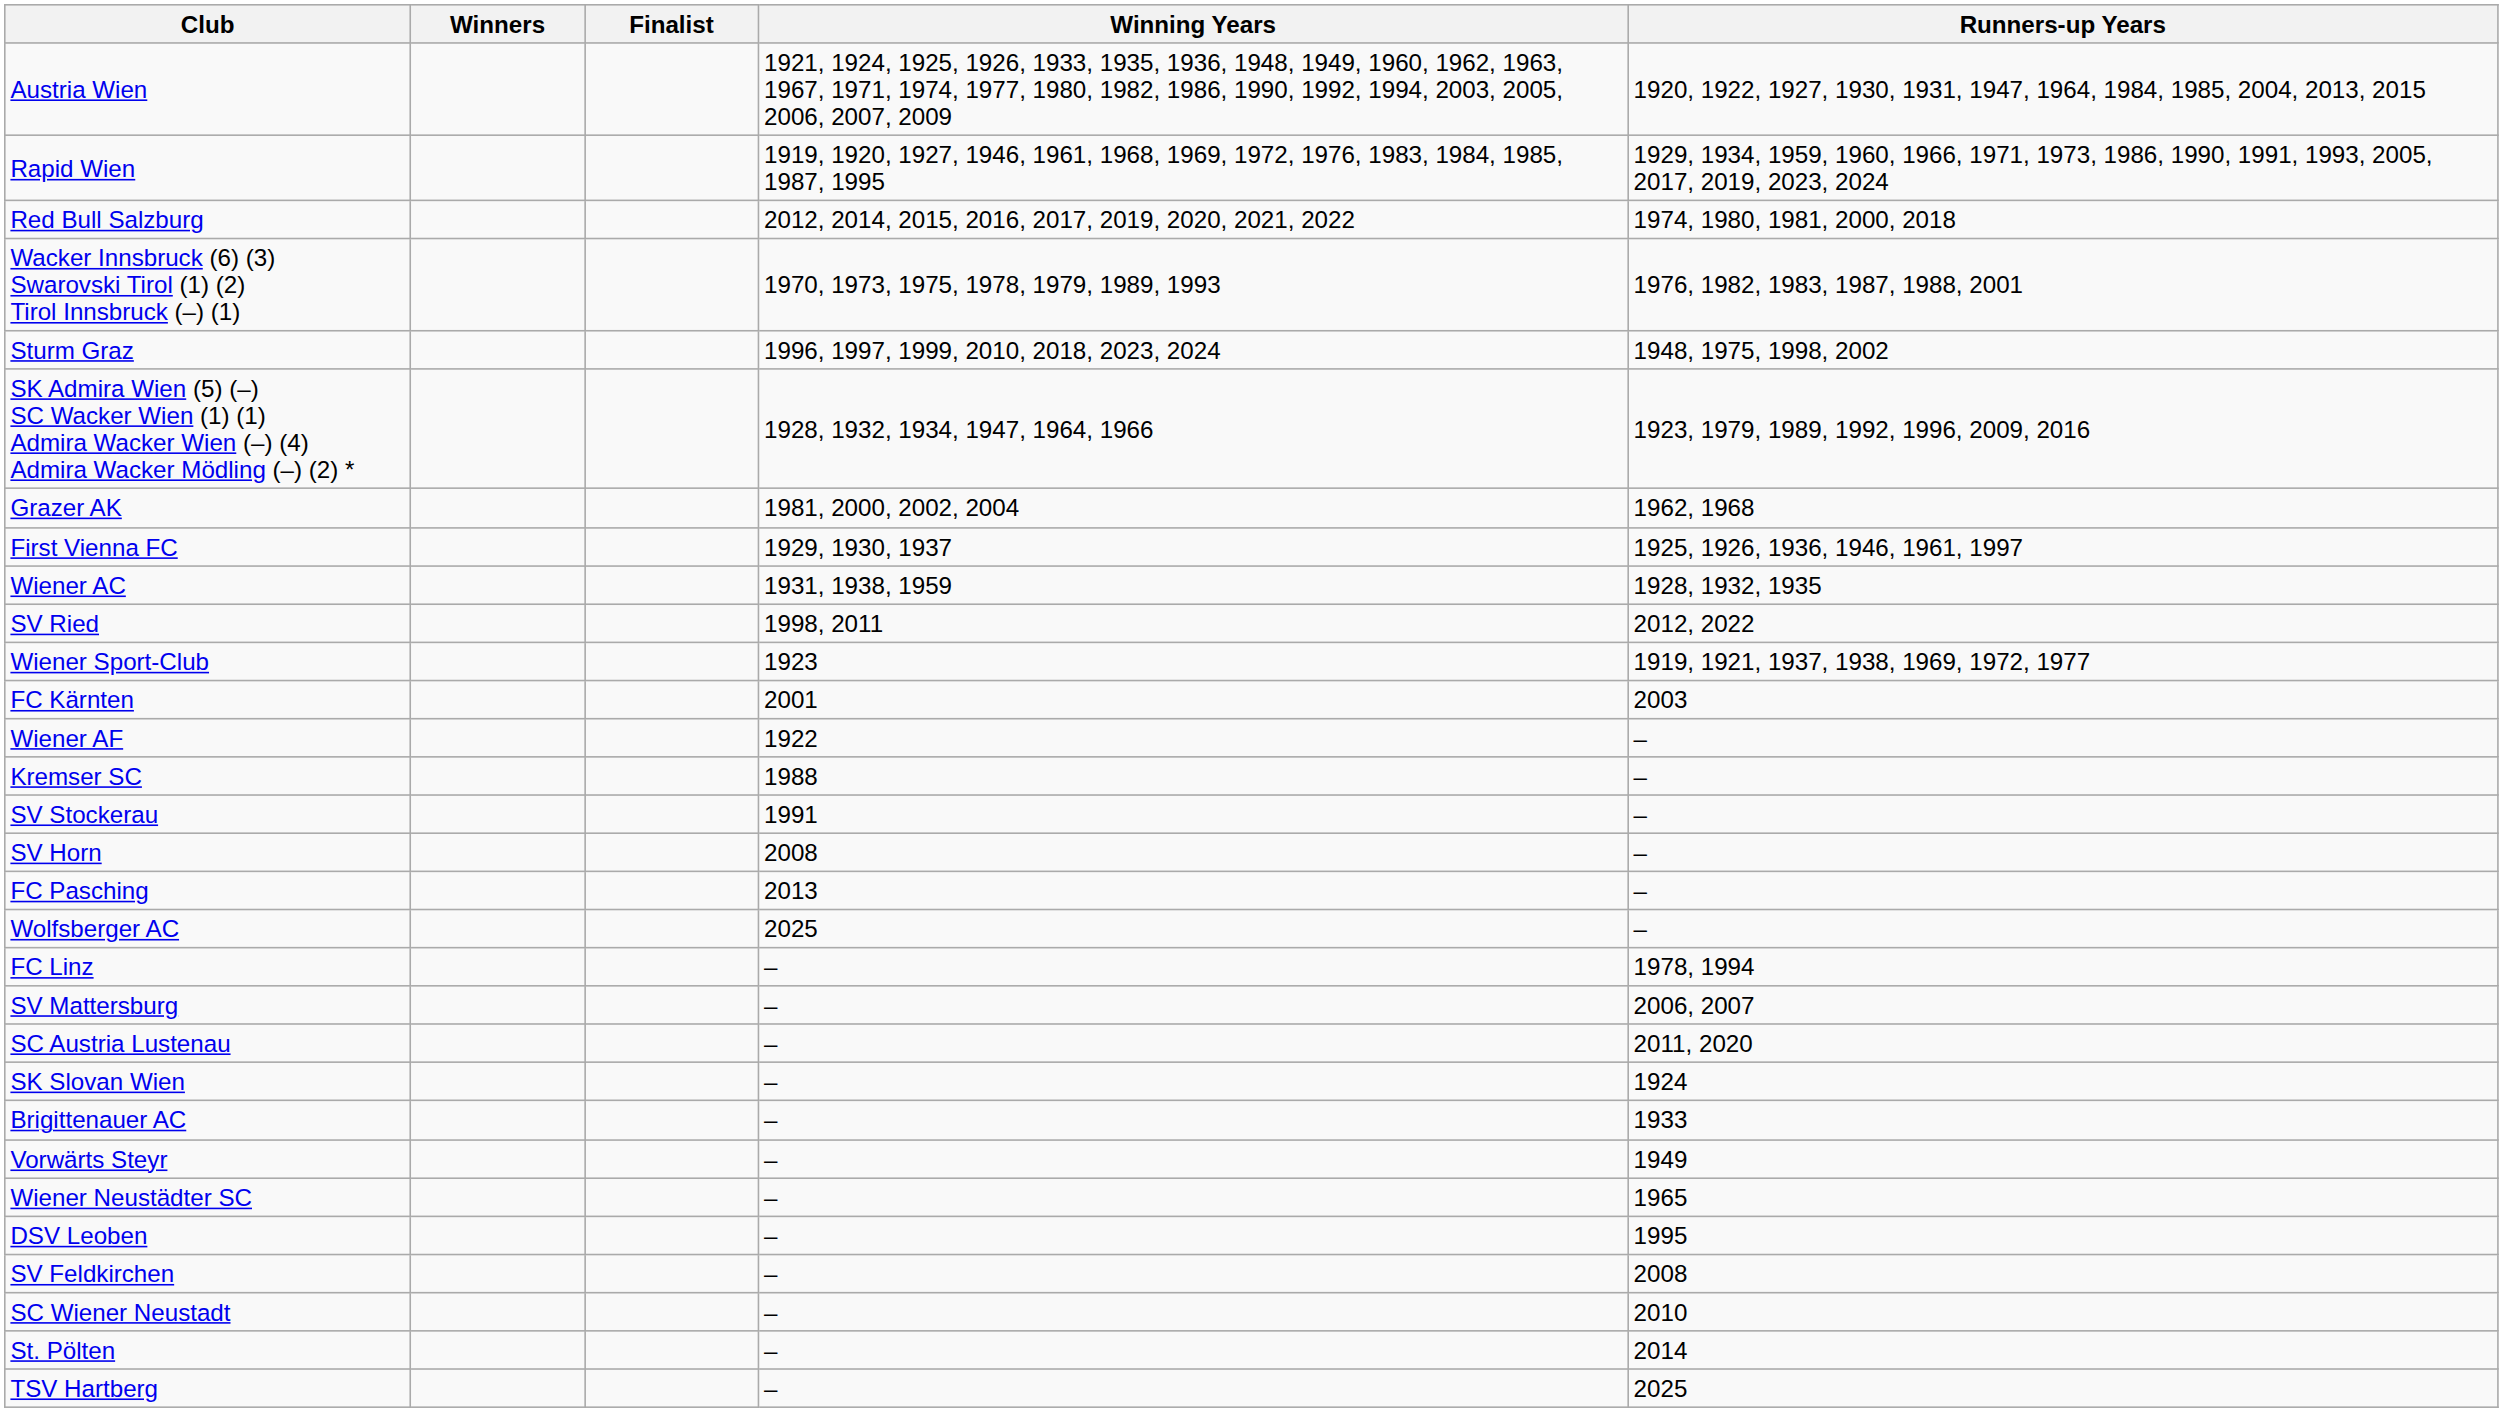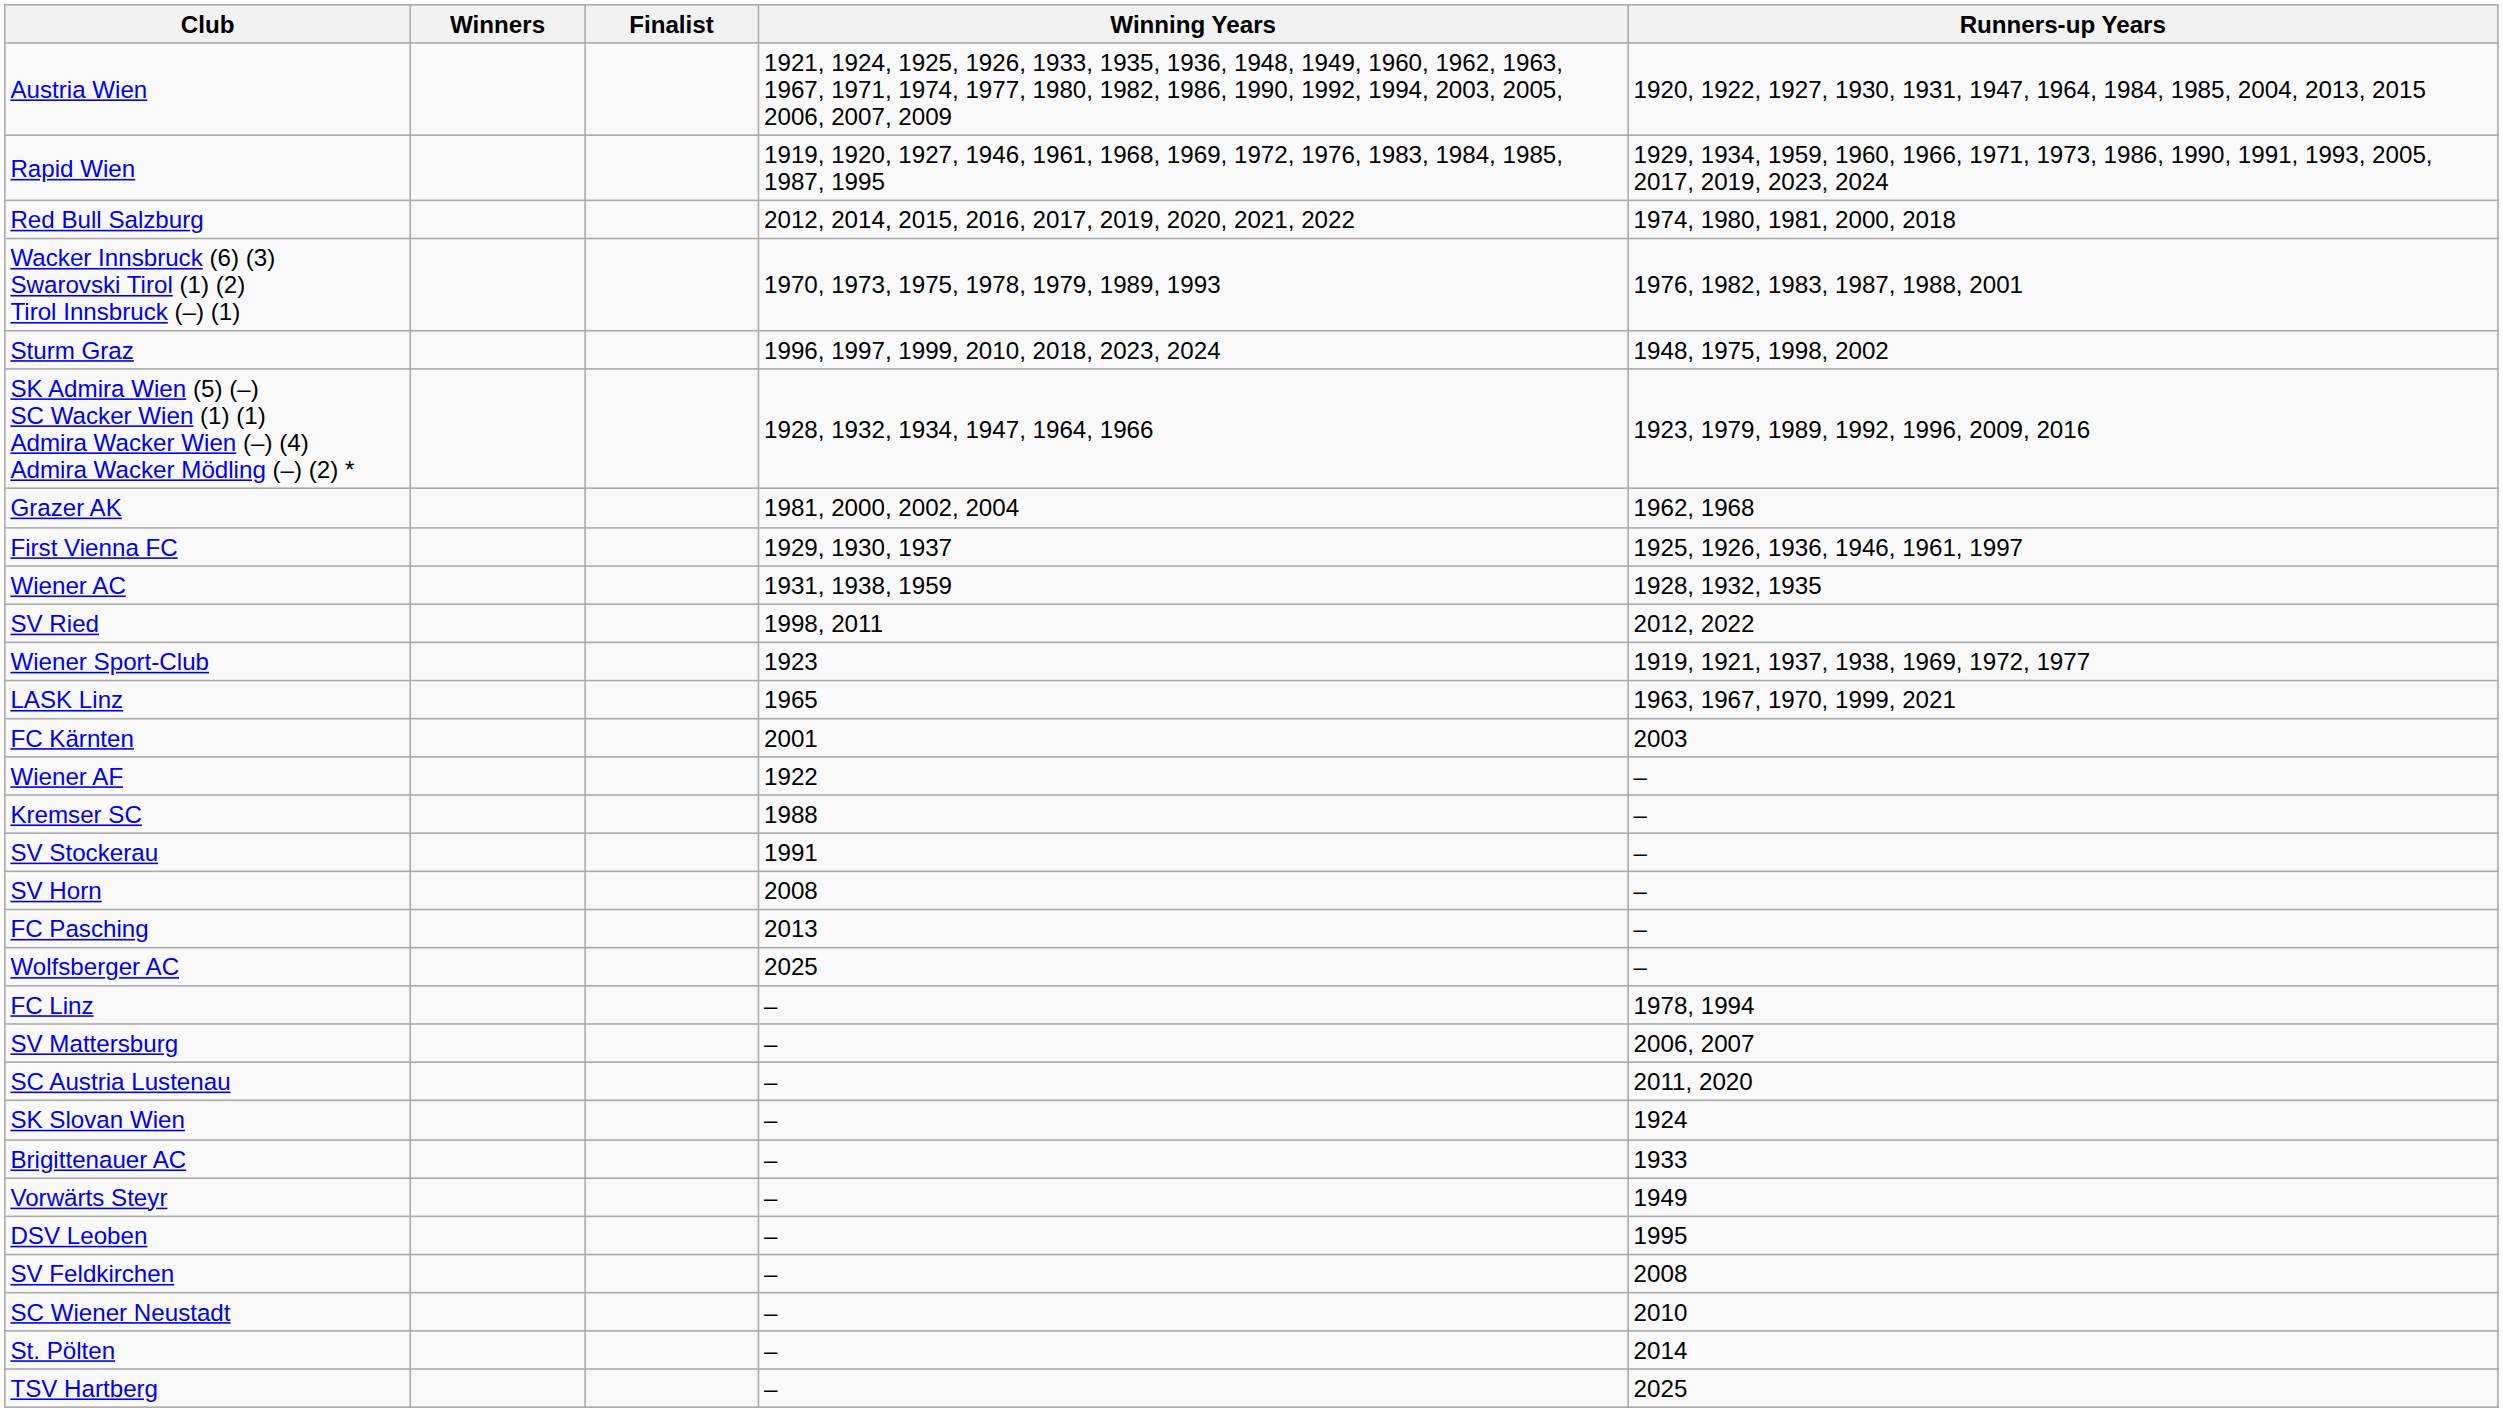+ row: (67, 699)
- row: (131, 1197)
